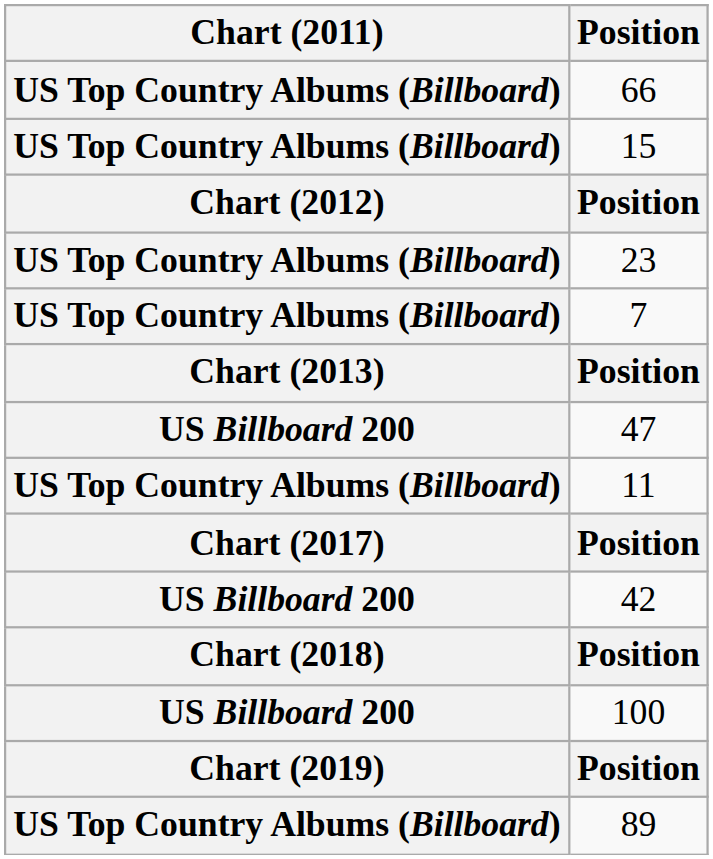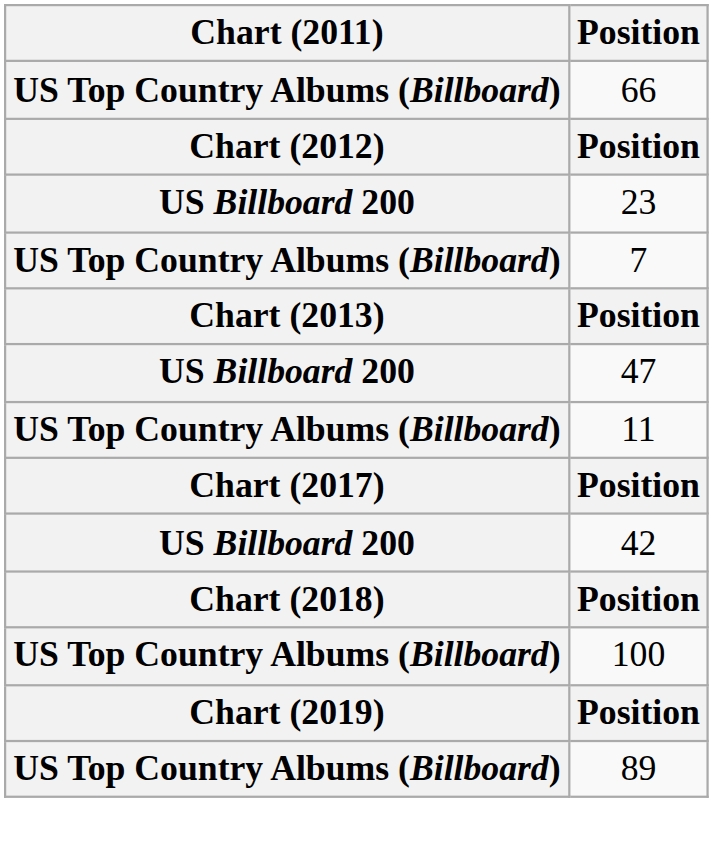- row: (639, 145)
(287, 259) US Top Country Albums (Billboard) -> (287, 202) US Billboard 200
(287, 711) US Billboard 200 -> (287, 655) US Top Country Albums (Billboard)
